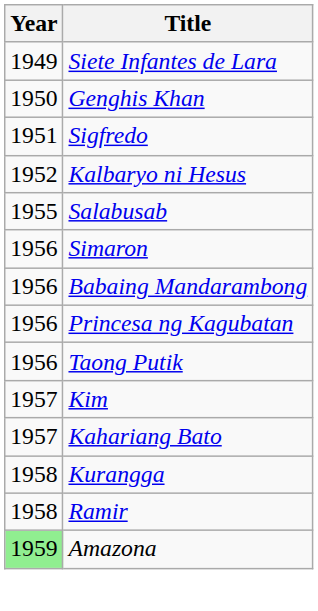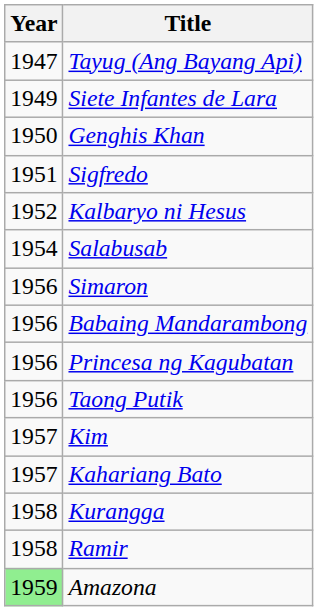+ row: (185, 60)
(34, 211) 1955 -> (34, 248) 1954
